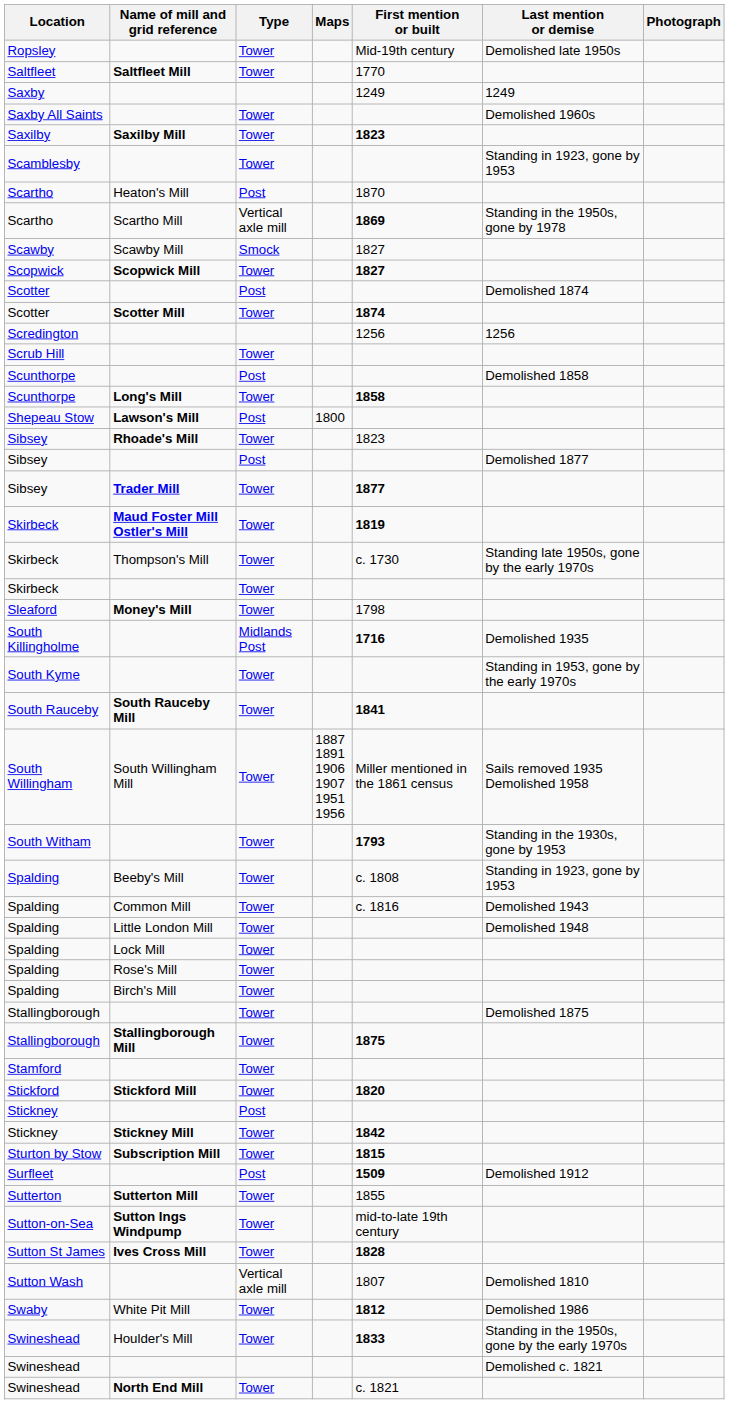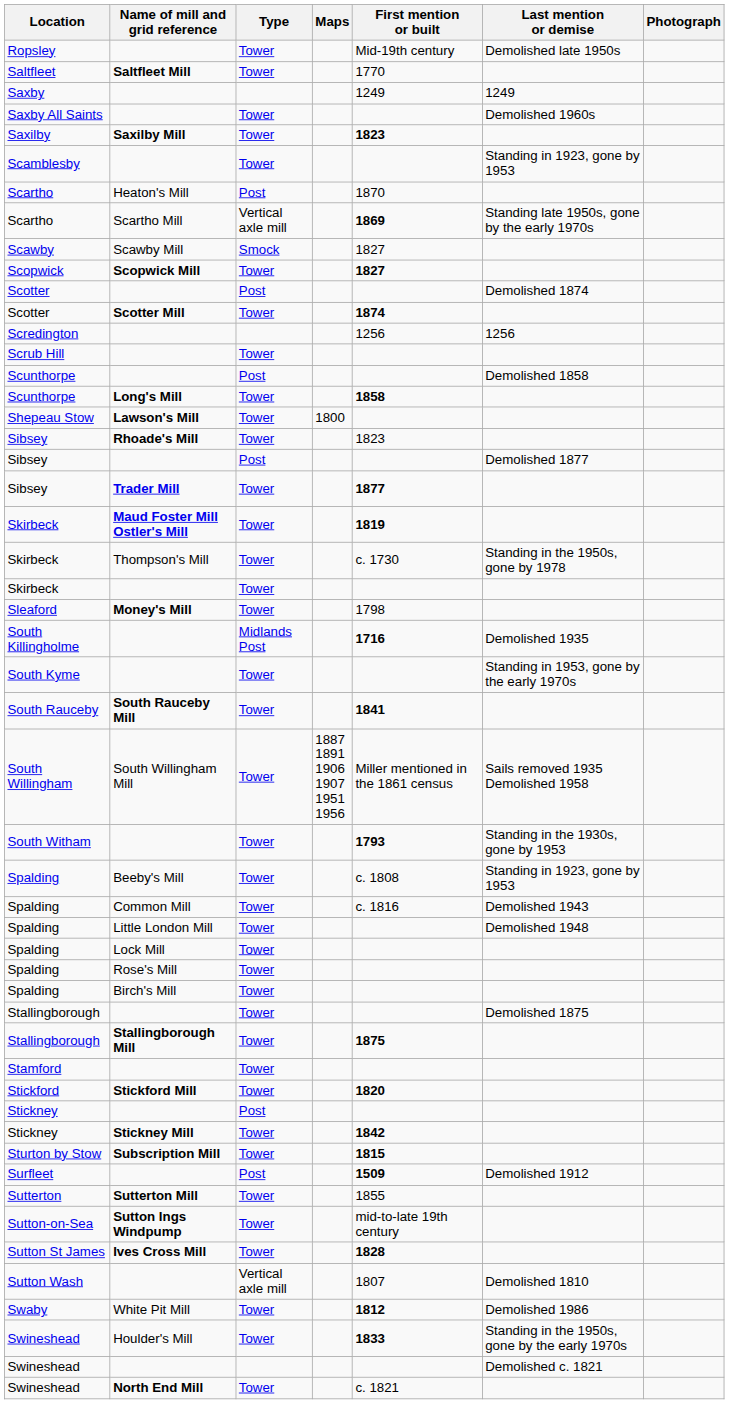(551, 220) Standing in the 1950s, gone by 1978 -> (562, 220) Standing late 1950s, gone by the early 1970s
(252, 417) Post -> (257, 417) Tower
(562, 560) Standing late 1950s, gone by the early 1970s -> (551, 560) Standing in the 1950s, gone by 1978
